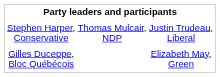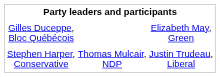rows swapped: (41, 33) <-> (41, 59)
